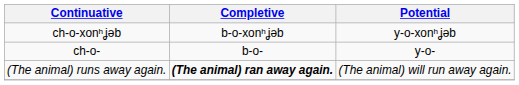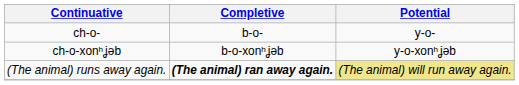rows swapped: (87, 51) <-> (87, 32)
(425, 70) no background -> (425, 70) khaki background
